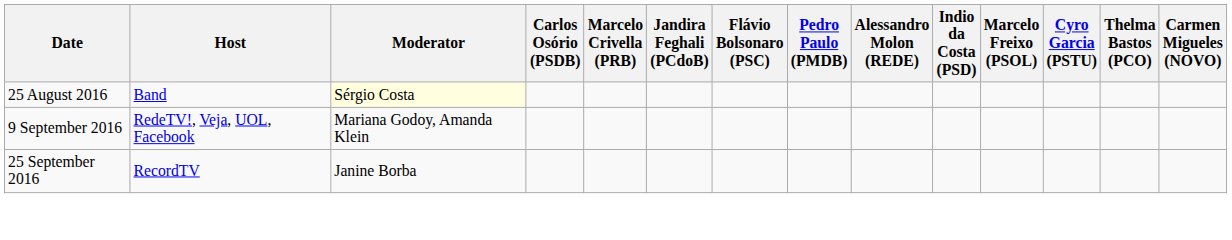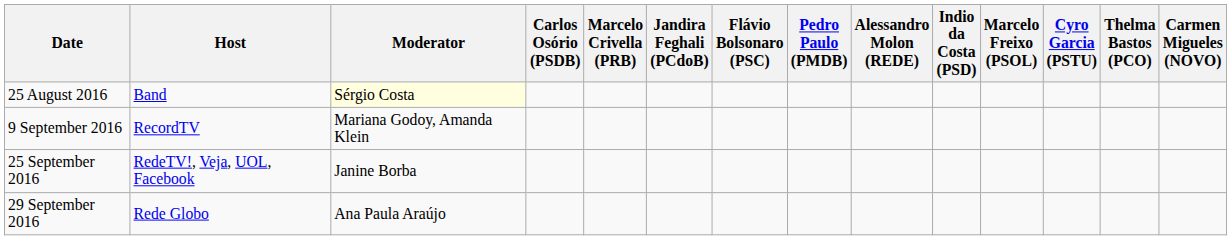(202, 128) RedeTV!, Veja, UOL, Facebook -> (167, 128) RecordTV
(167, 170) RecordTV -> (202, 170) RedeTV!, Veja, UOL, Facebook
+ row: (51, 213)
